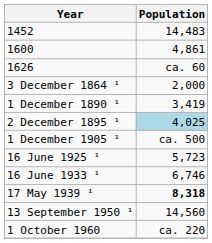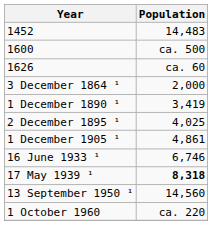(189, 49) 4,861 -> (182, 49) ca. 500
(189, 121) lightblue background -> (189, 121) no background
(182, 139) ca. 500 -> (189, 139) 4,861
- row: (54, 158)
